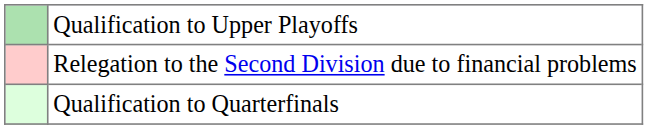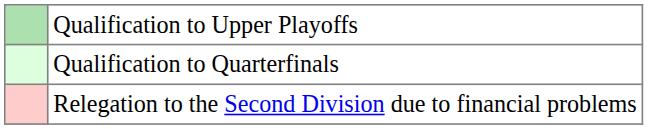rows swapped: (196, 103) <-> (345, 64)
